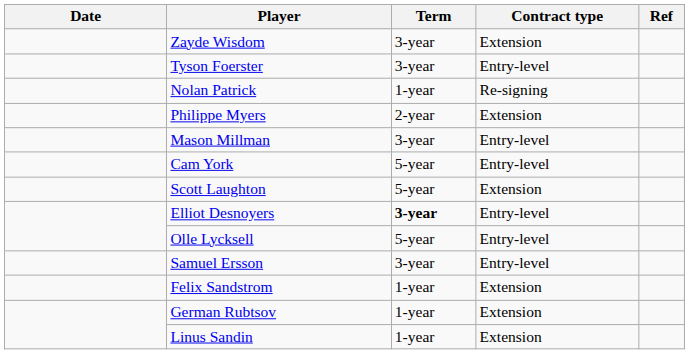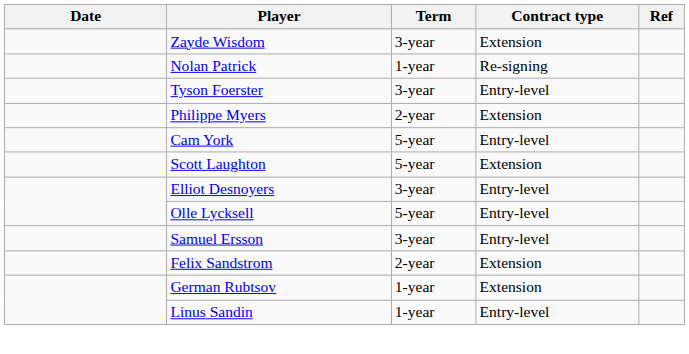rows swapped: (217, 66) <-> (213, 90)
- row: (220, 139)
(416, 213) bold -> (415, 189) normal
(415, 287) 1-year -> (415, 262) 2-year
(511, 336) Extension -> (515, 312) Entry-level
